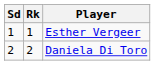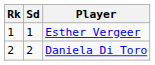columns swapped: (14, 14) <-> (33, 14)
